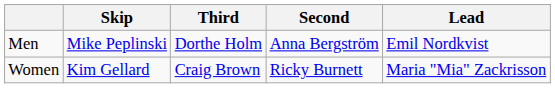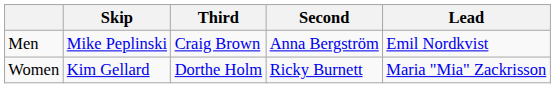(218, 43) Dorthe Holm -> (217, 43) Craig Brown
(217, 69) Craig Brown -> (218, 69) Dorthe Holm
